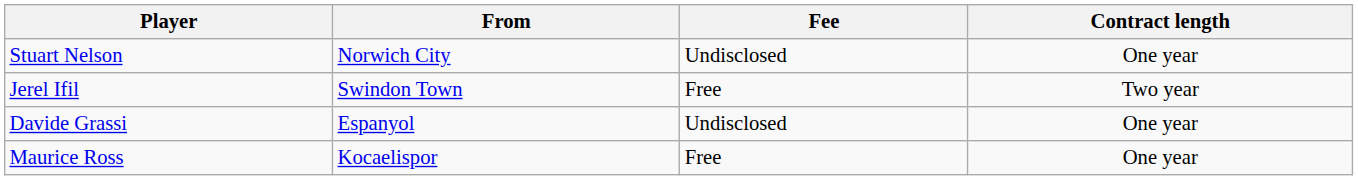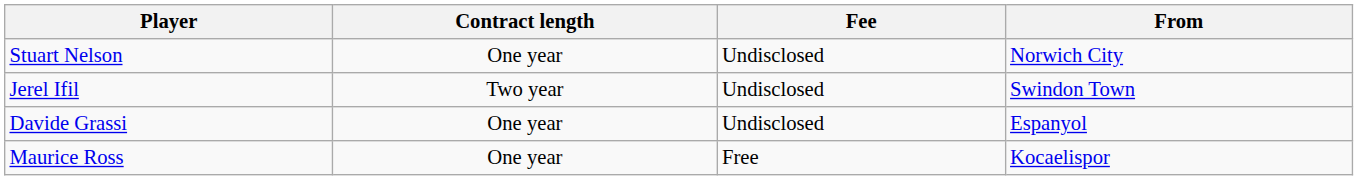columns swapped: (506, 21) <-> (1160, 21)
(703, 89) Free -> (773, 89) Undisclosed
